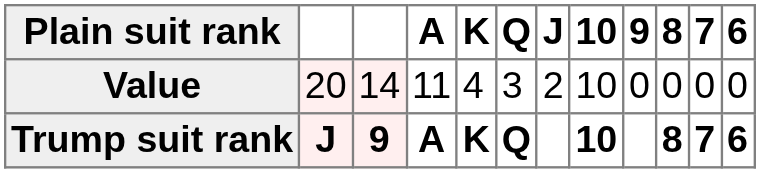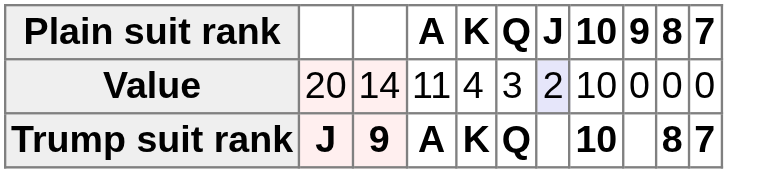- column: (737, 31)
(553, 85) no background -> (553, 85) lavender background
